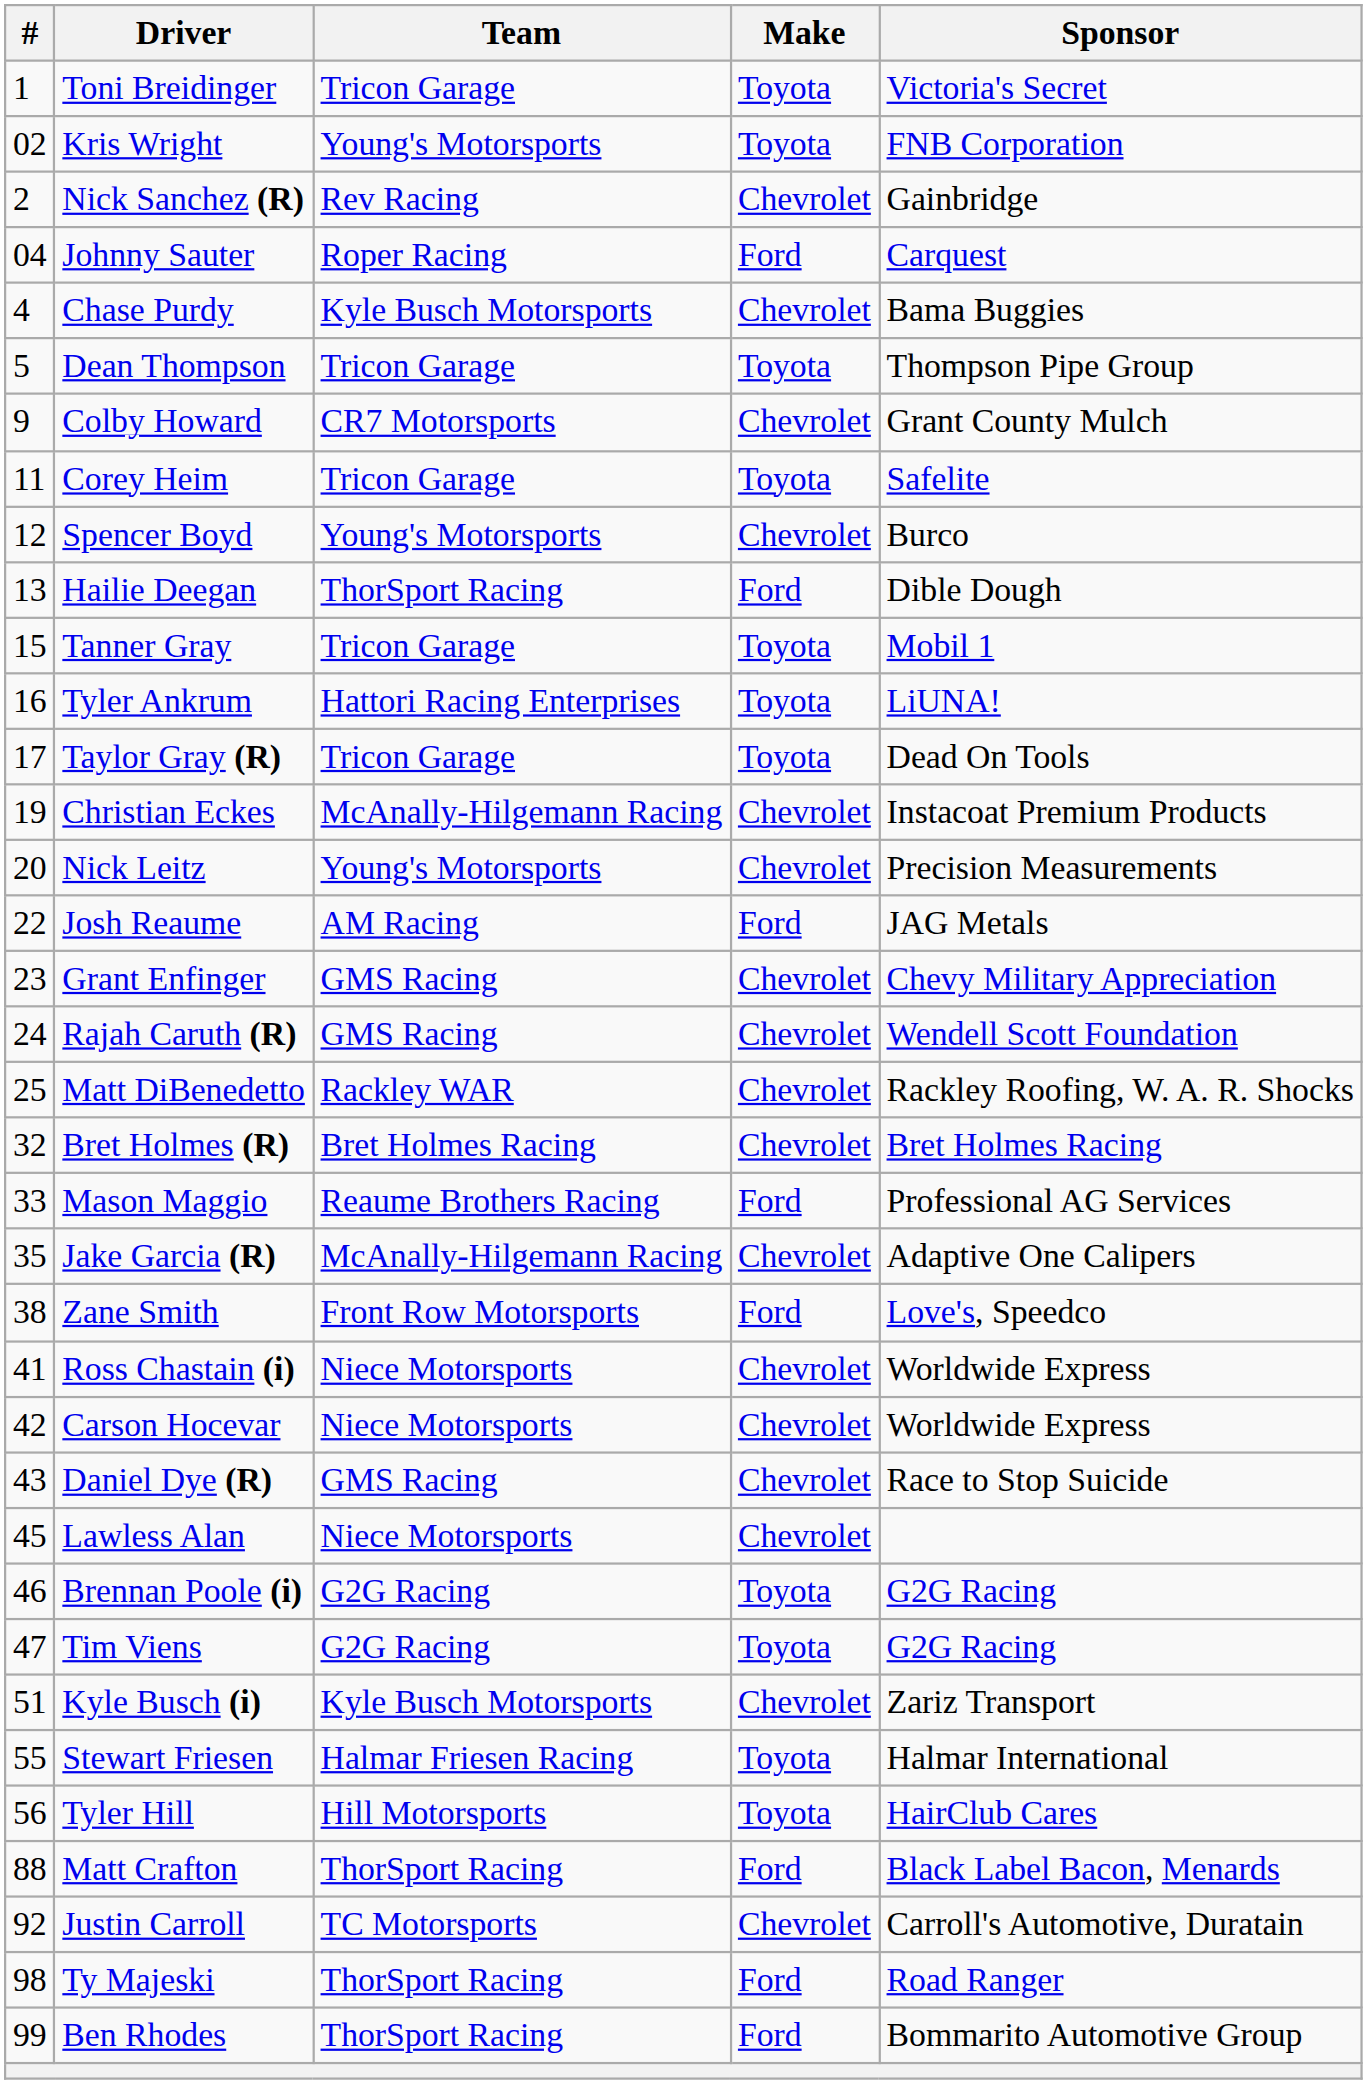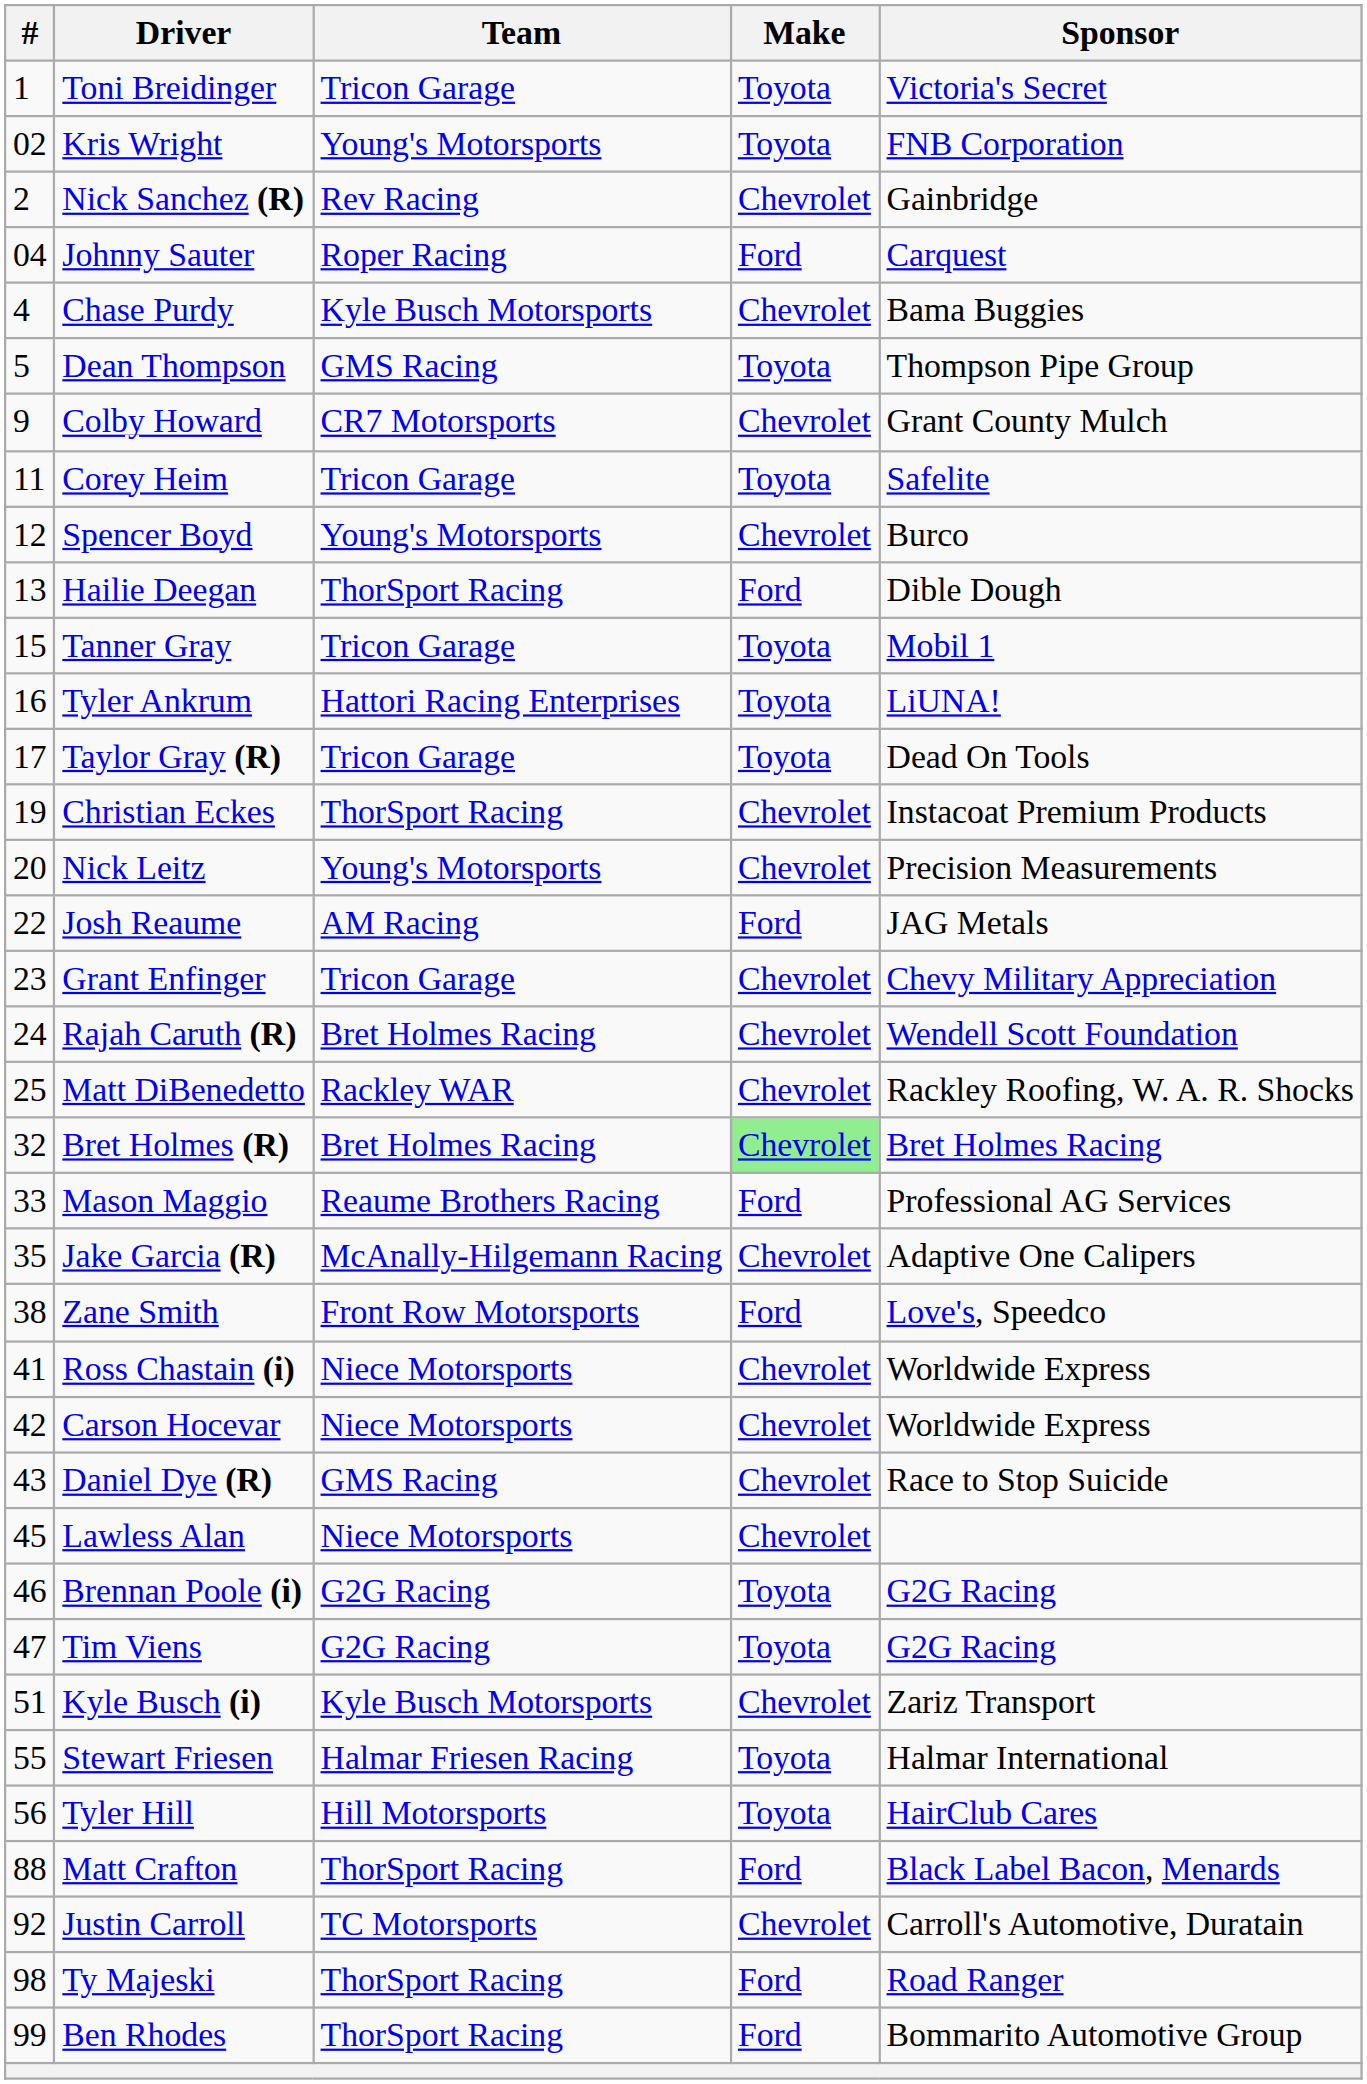(418, 366) Tricon Garage -> (409, 366) GMS Racing
(521, 811) McAnally-Hilgemann Racing -> (442, 811) ThorSport Racing
(409, 978) GMS Racing -> (418, 978) Tricon Garage
(409, 1034) GMS Racing -> (458, 1034) Bret Holmes Racing
(804, 1145) no background -> (804, 1145) lightgreen background
